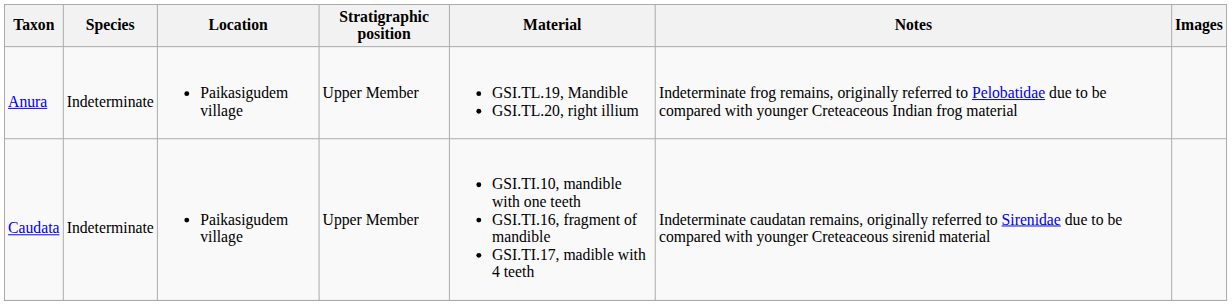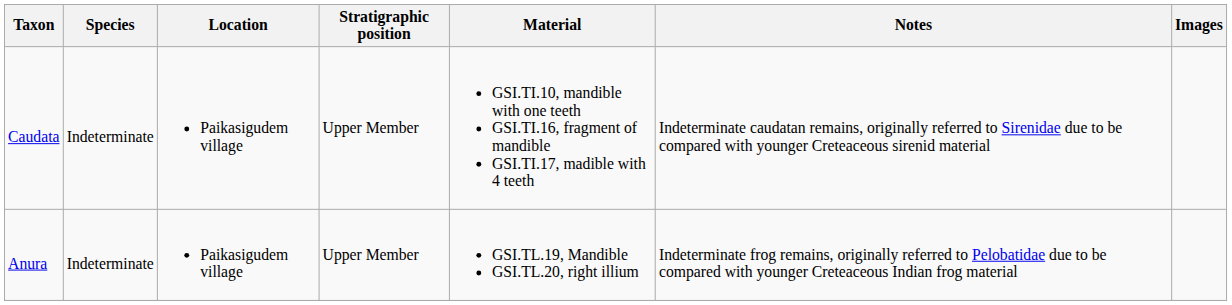rows swapped: (28, 101) <-> (34, 228)
